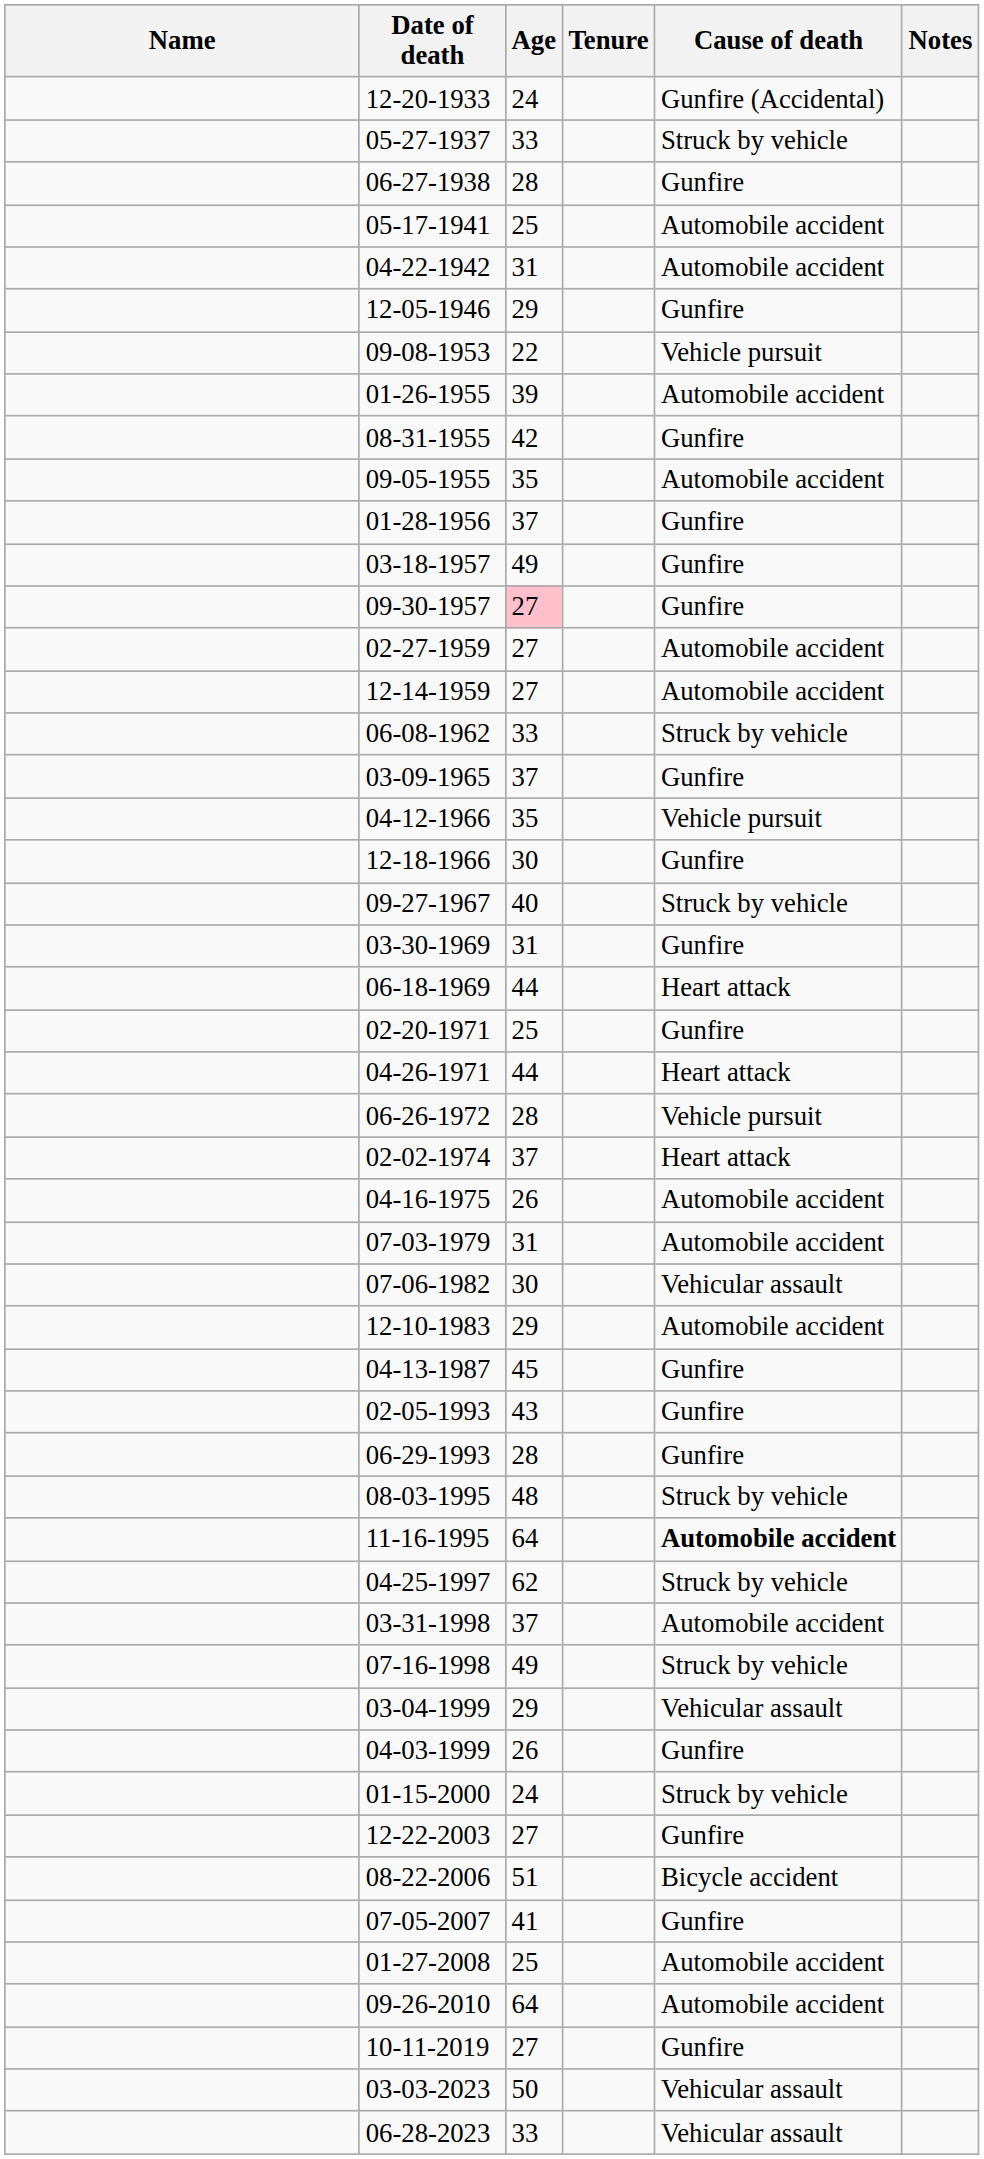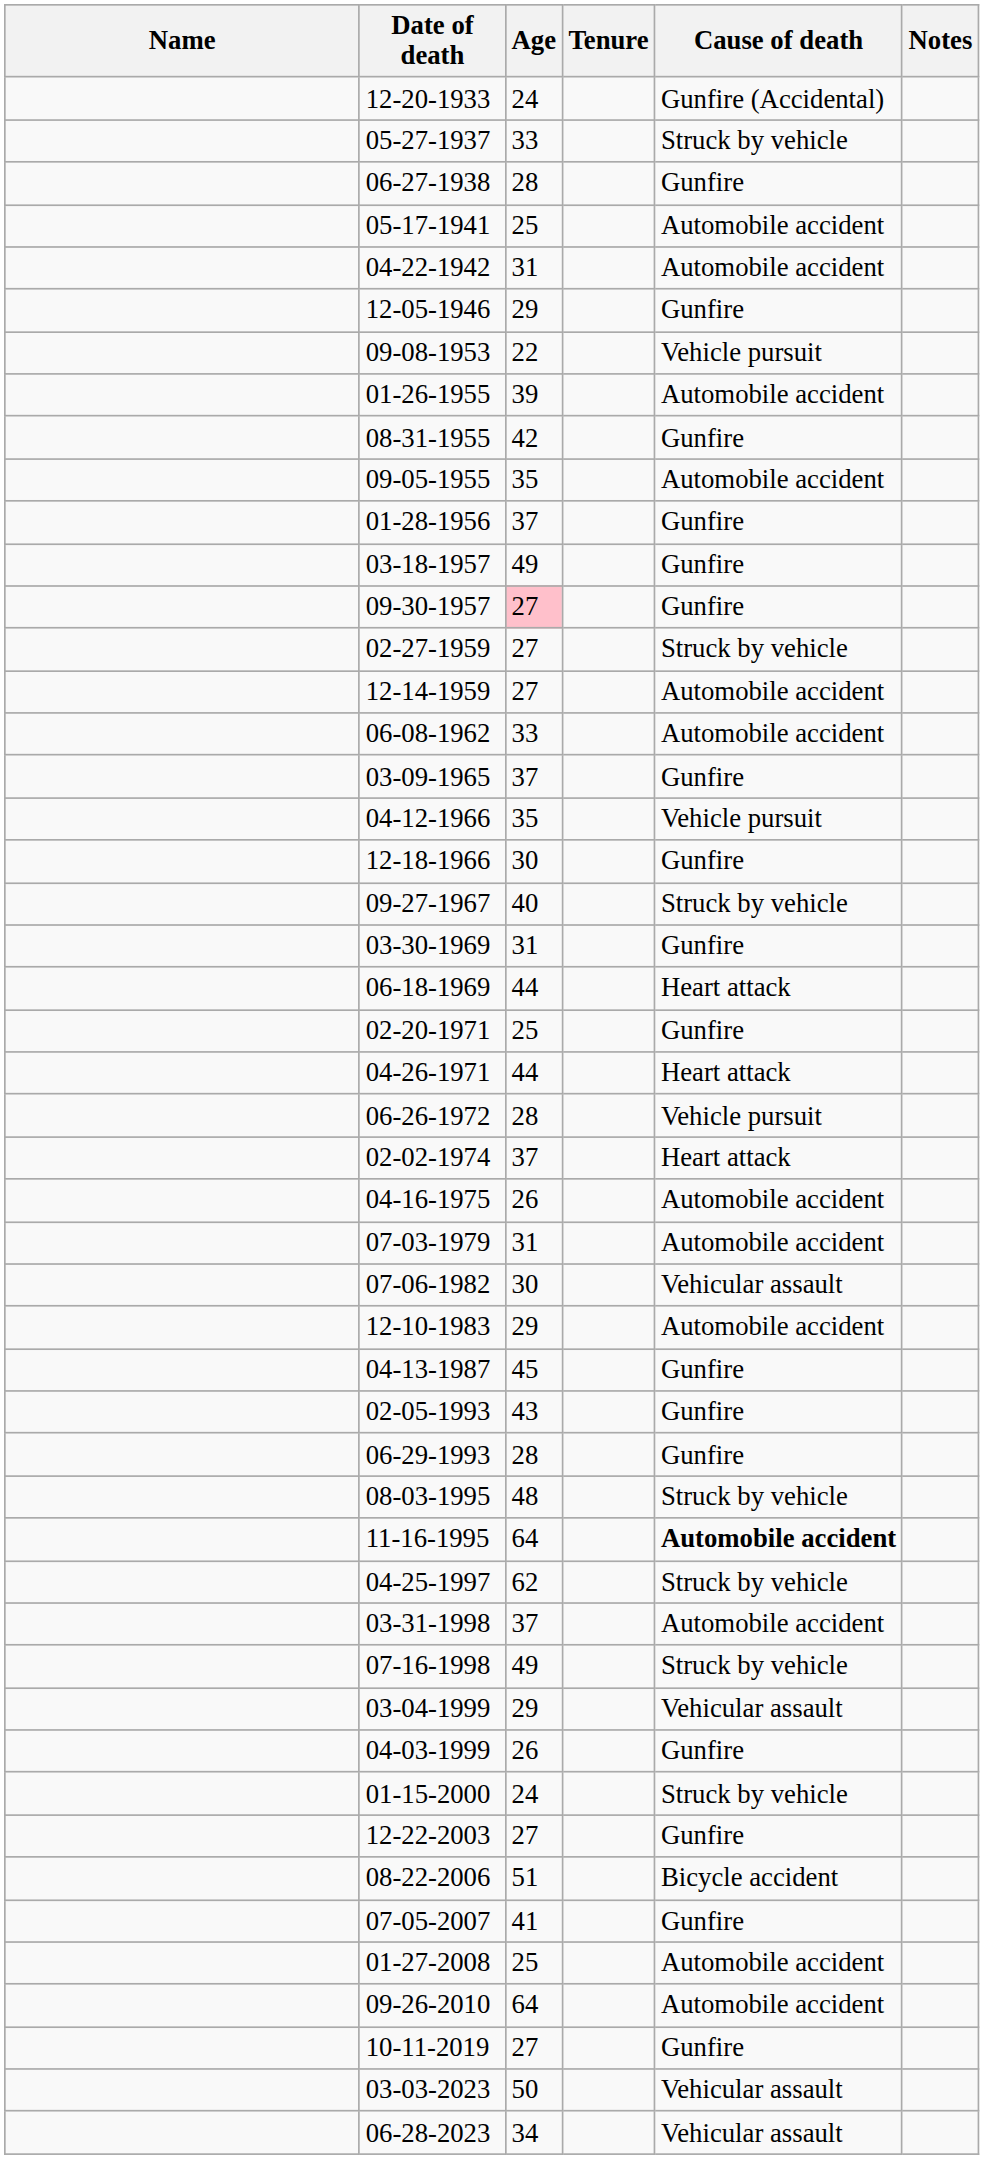(773, 649) Automobile accident -> (754, 649) Struck by vehicle
(754, 733) Struck by vehicle -> (773, 733) Automobile accident
(525, 2132) 33 -> (525, 2132) 34
